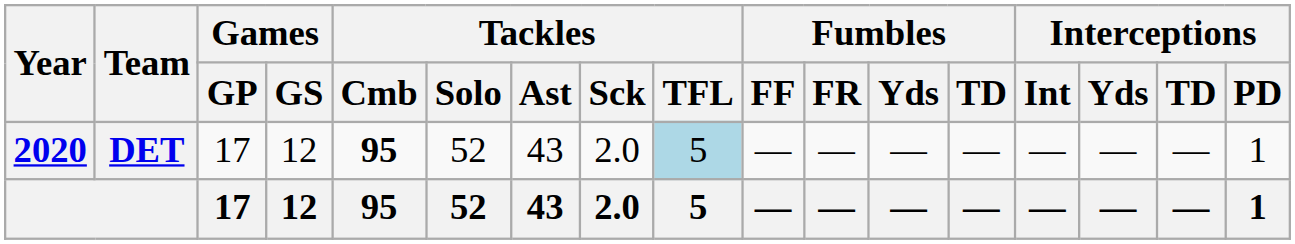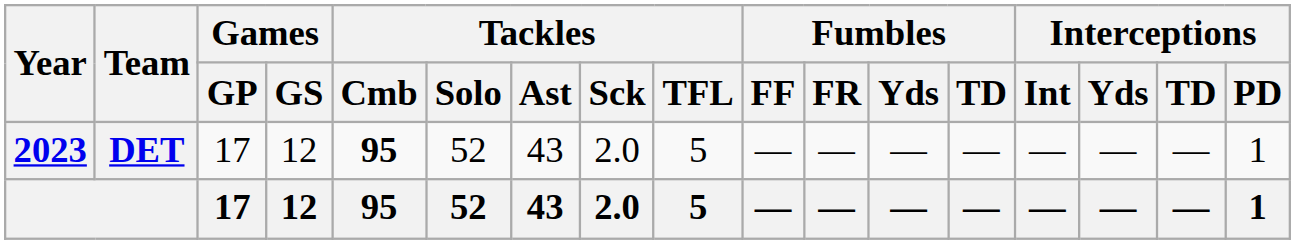(50, 149) 2020 -> (50, 149) 2023
(698, 149) lightblue background -> (698, 149) no background
